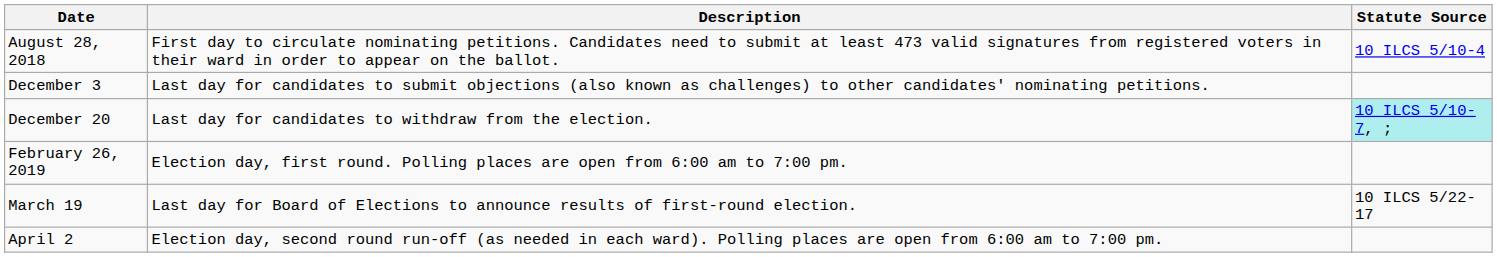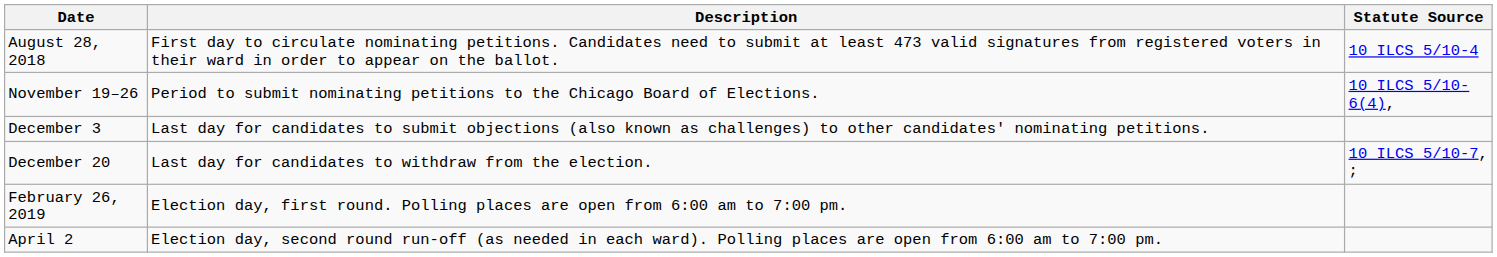+ row: (73, 94)
(1415, 120) paleturquoise background -> (1418, 163) no background
- row: (45, 206)
